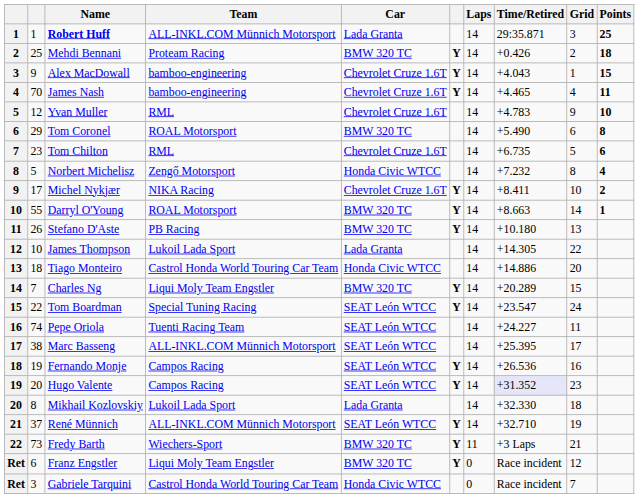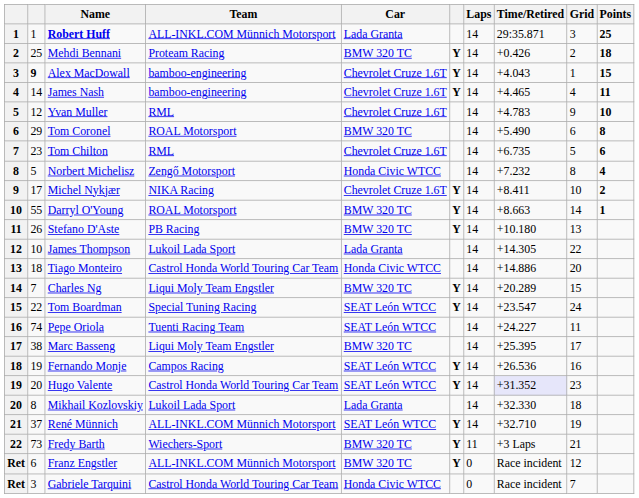(33, 73) normal -> (33, 73) bold
(36, 92) 70 -> (36, 92) 14
(242, 346) ALL-INKL.COM Münnich Motorsport -> (211, 346) Liqui Moly Team Engstler
(390, 346) SEAT León WTCC -> (378, 346) BMW 320 TC
(186, 385) Campos Racing -> (243, 385) Castrol Honda World Touring Car Team
(211, 464) Liqui Moly Team Engstler -> (242, 464) ALL-INKL.COM Münnich Motorsport
